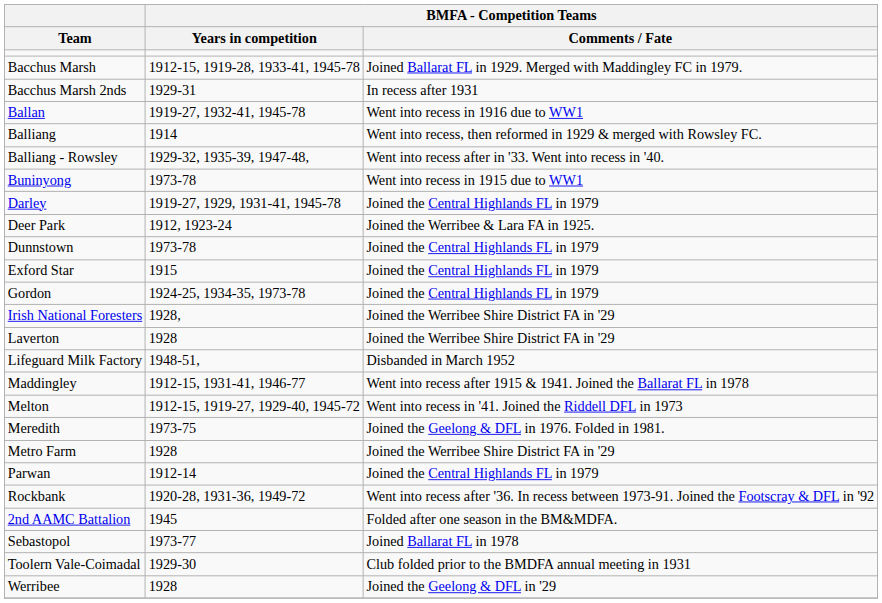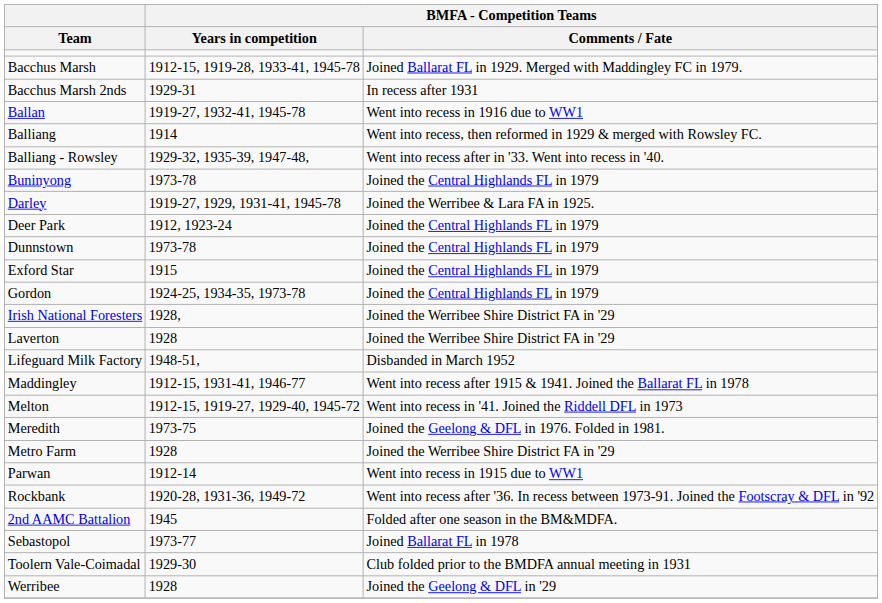(475, 180) Went into recess in 1915 due to WW1 -> (483, 180) Joined the Central Highlands FL in 1979
(483, 203) Joined the Central Highlands FL in 1979 -> (480, 203) Joined the Werribee & Lara FA in 1925.
(480, 225) Joined the Werribee & Lara FA in 1925. -> (483, 225) Joined the Central Highlands FL in 1979
(483, 474) Joined the Central Highlands FL in 1979 -> (475, 474) Went into recess in 1915 due to WW1
